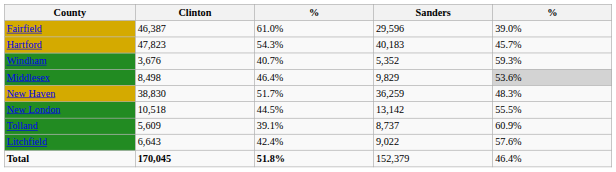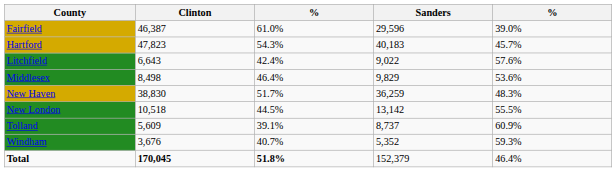rows swapped: (27, 142) <-> (27, 61)
(508, 77) lightgrey background -> (508, 77) no background
